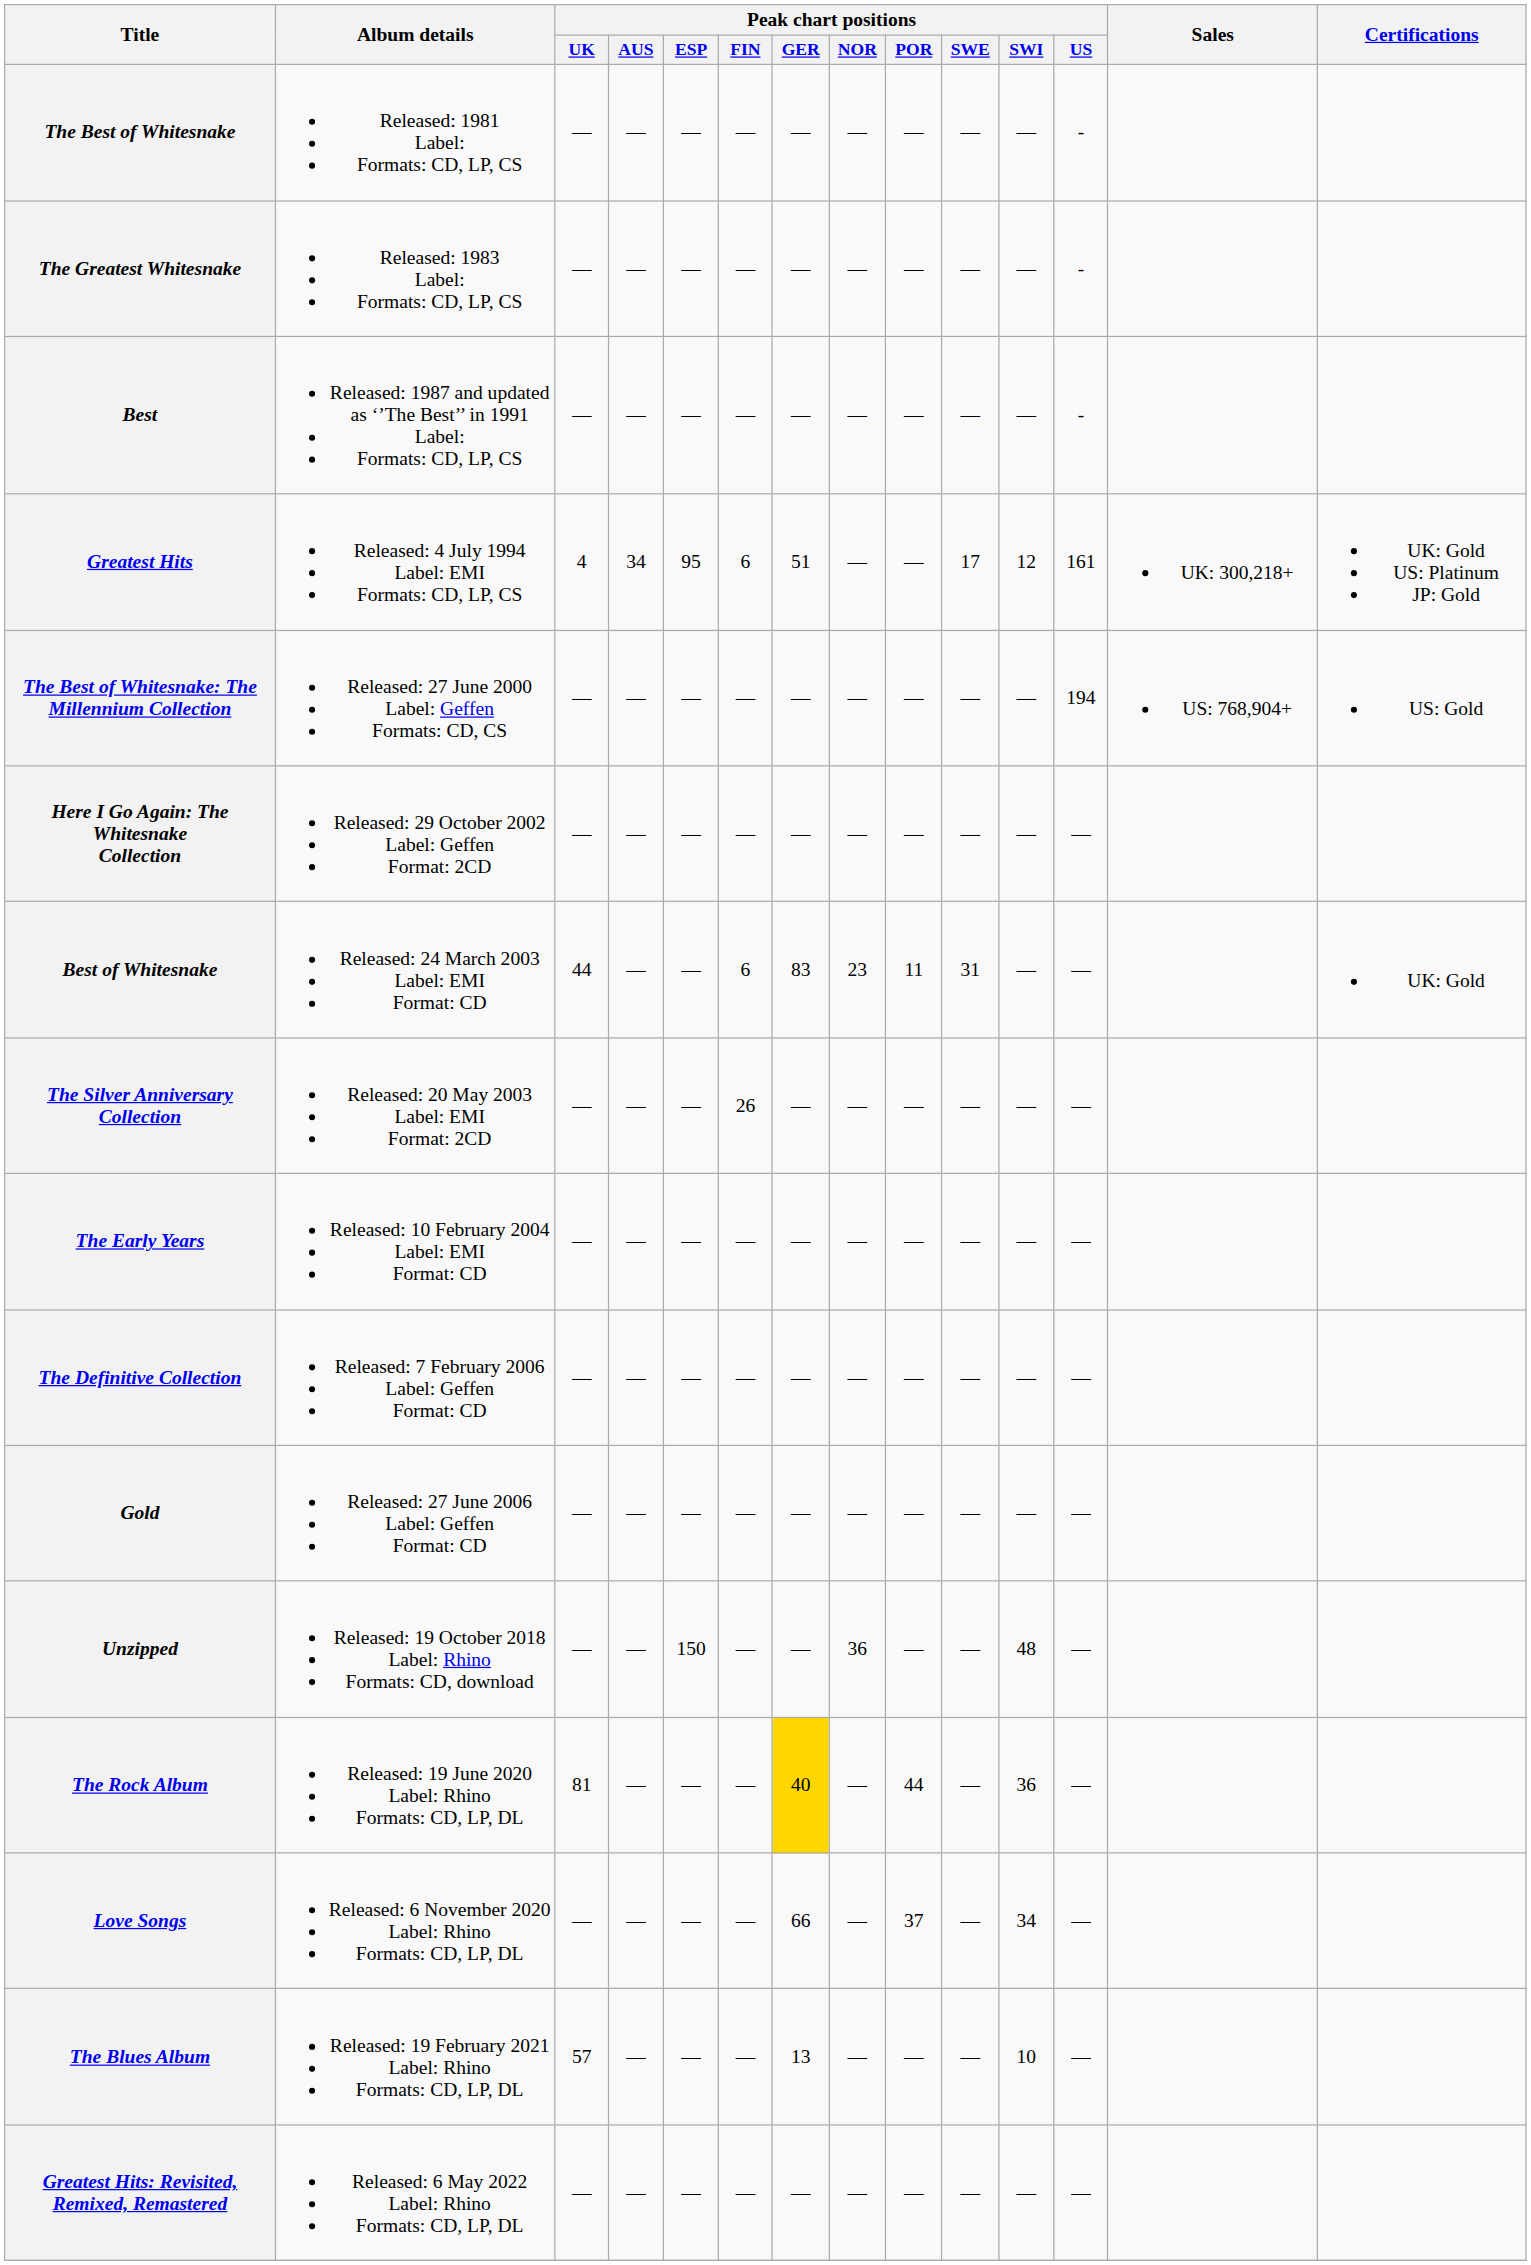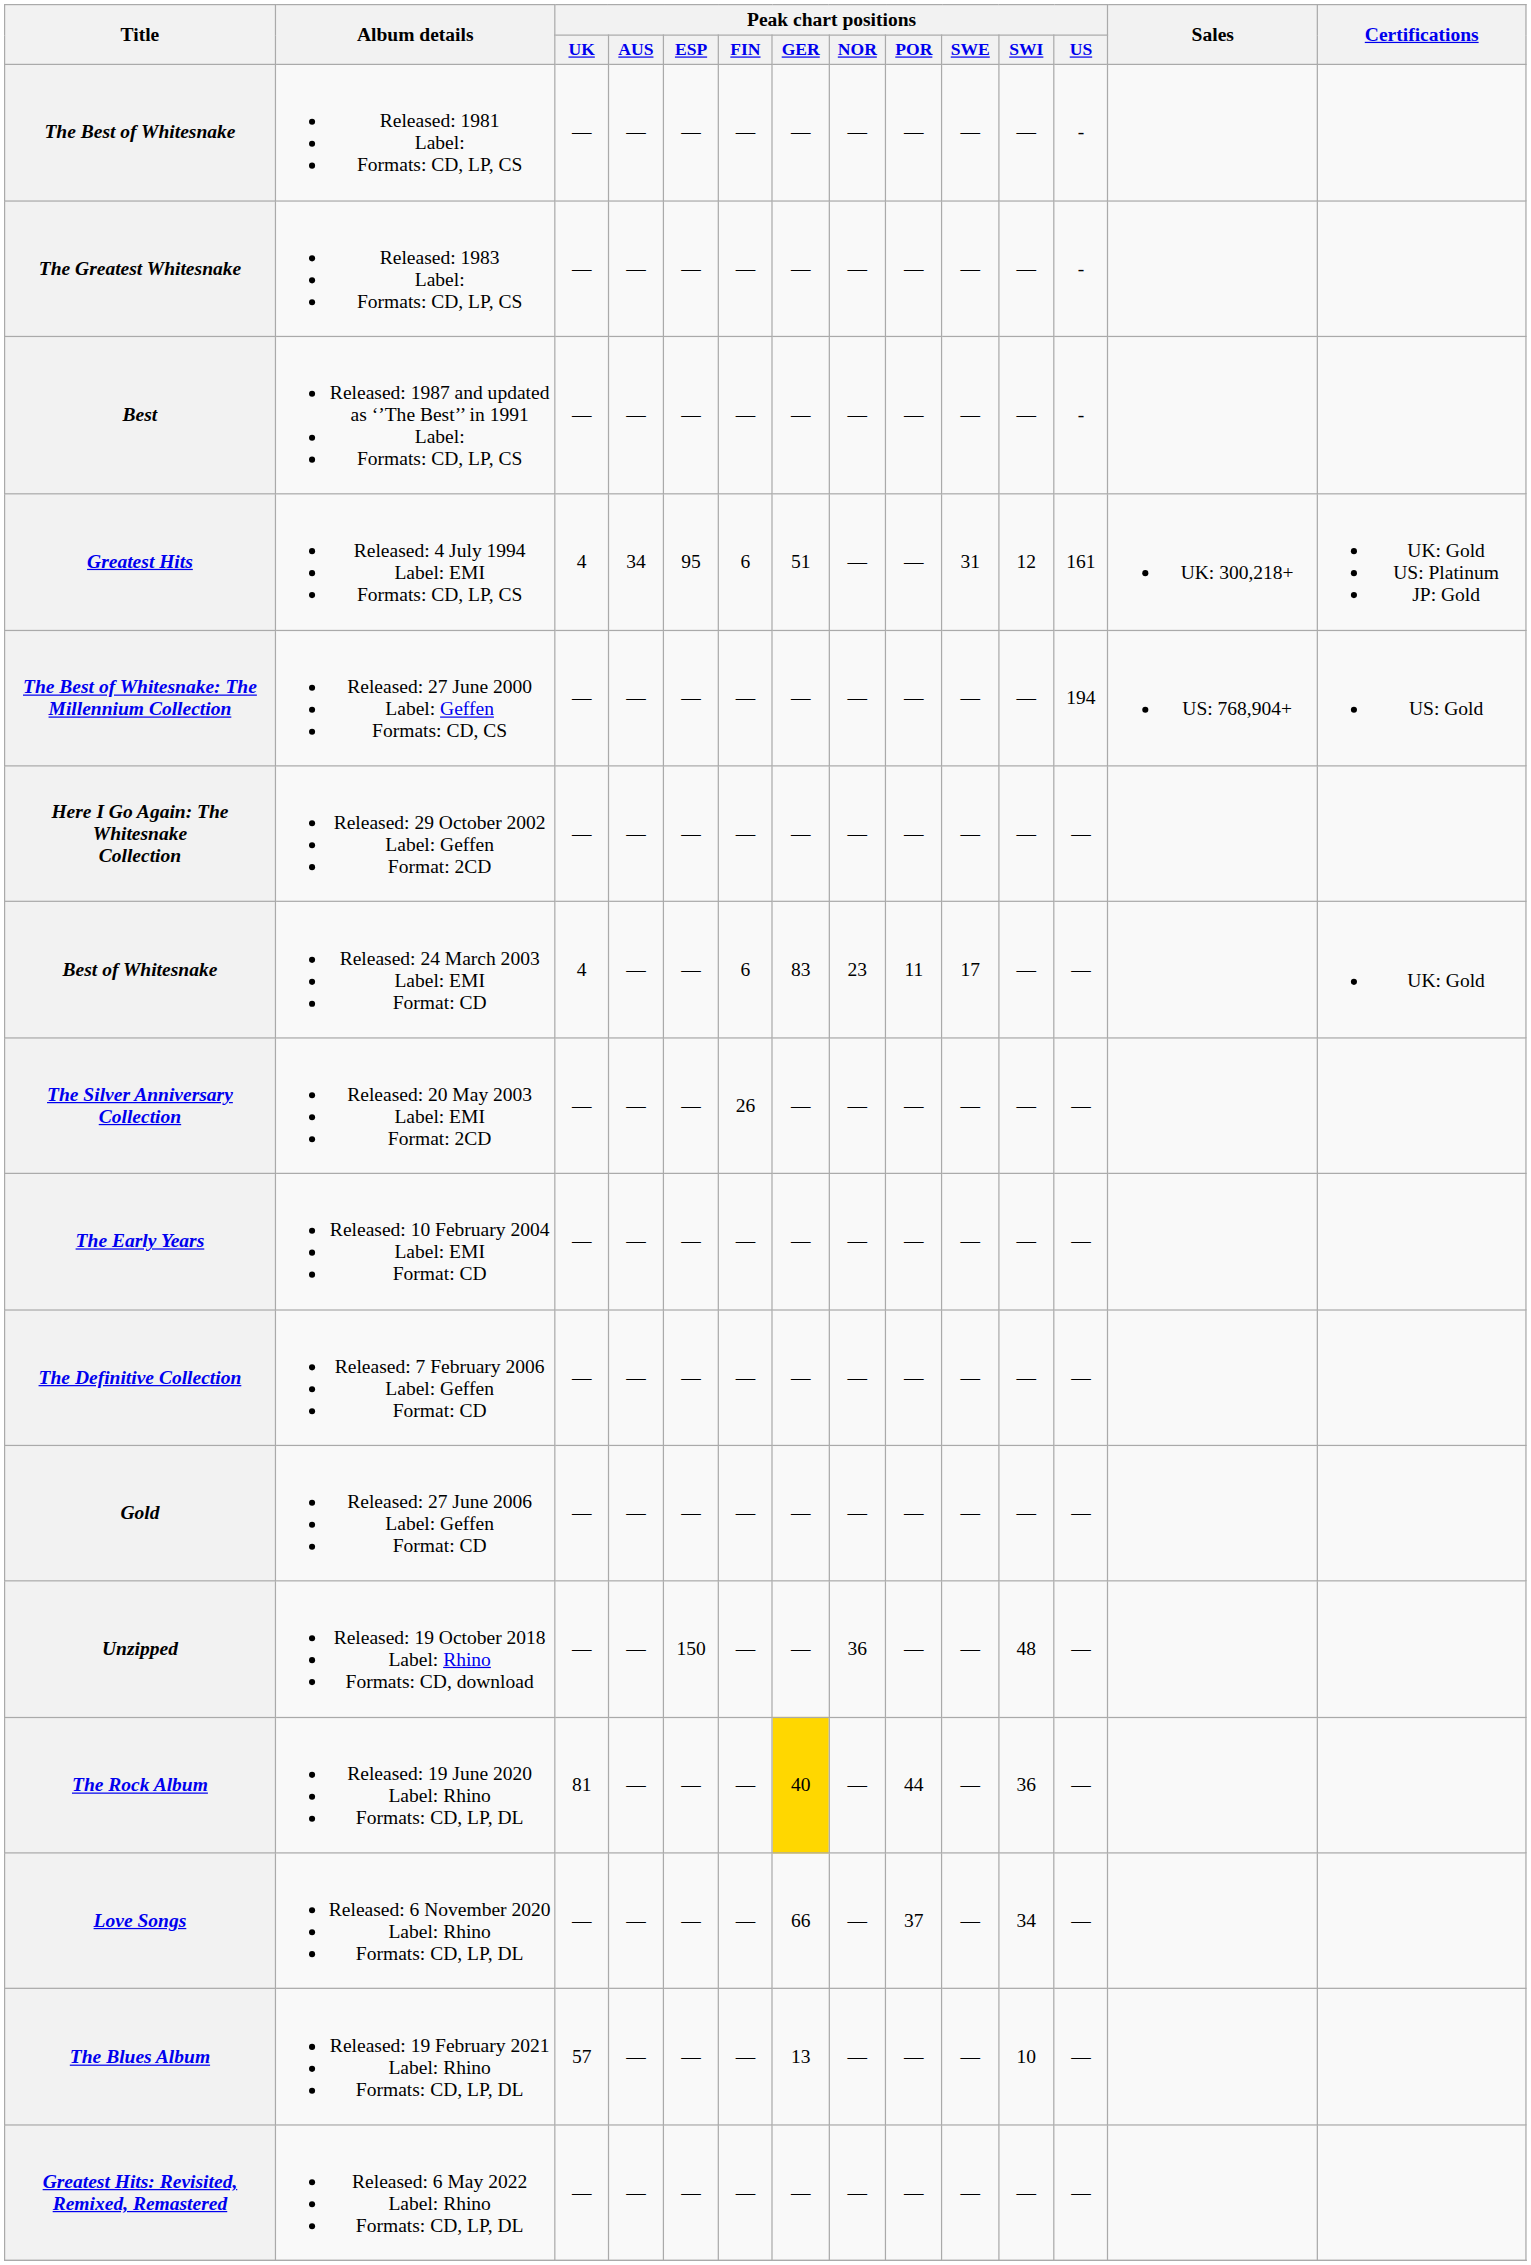(970, 561) 17 -> (970, 561) 31
(582, 969) 44 -> (582, 969) 4
(970, 969) 31 -> (970, 969) 17
